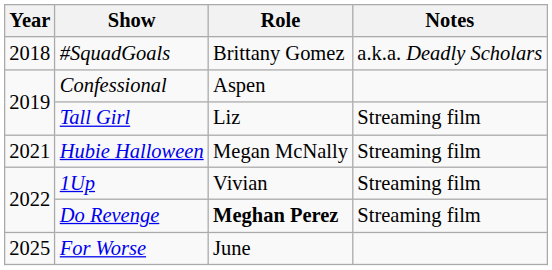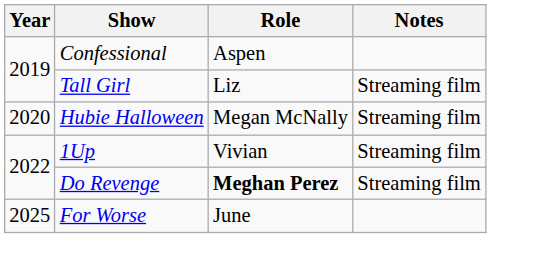- row: (115, 53)
(30, 150) 2021 -> (30, 118) 2020
